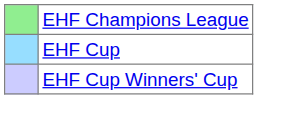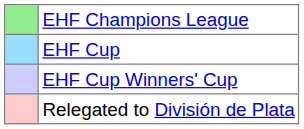+ row: (169, 109)
